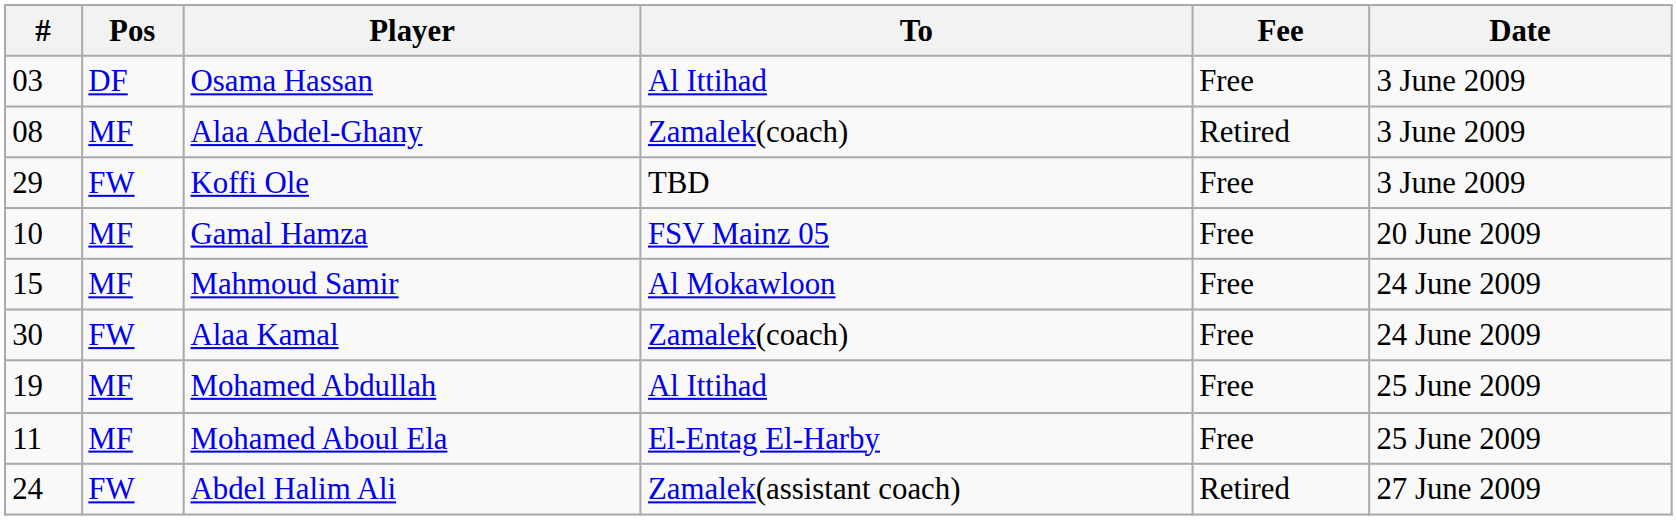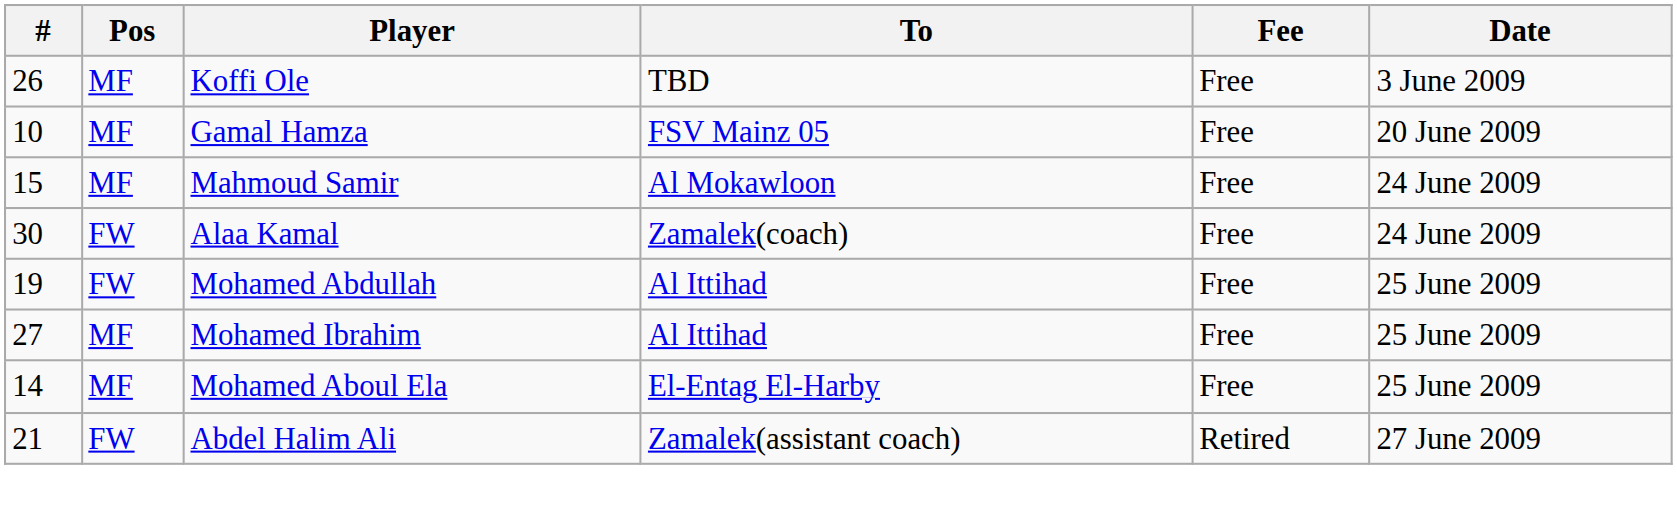- row: (282, 81)
- row: (307, 131)
(28, 182) 29 -> (28, 81) 26
(111, 182) FW -> (111, 81) MF
(111, 386) MF -> (111, 284) FW
+ row: (306, 335)
(27, 437) 11 -> (28, 386) 14
(28, 488) 24 -> (28, 437) 21
